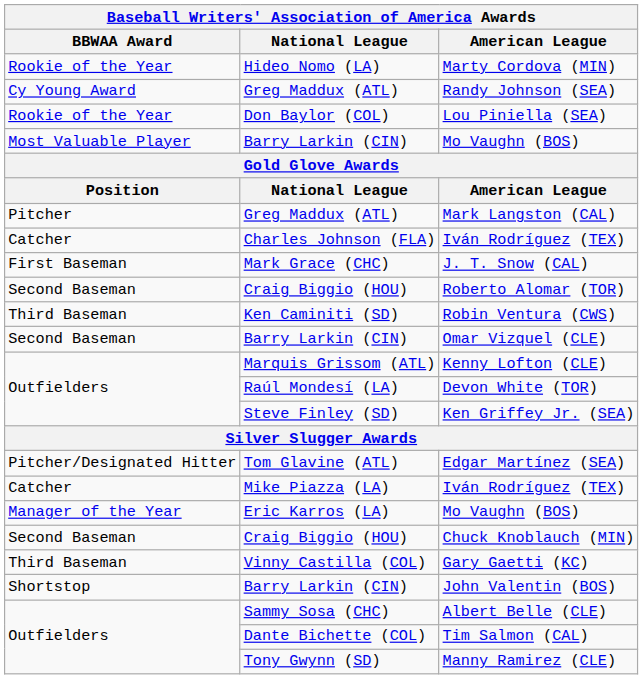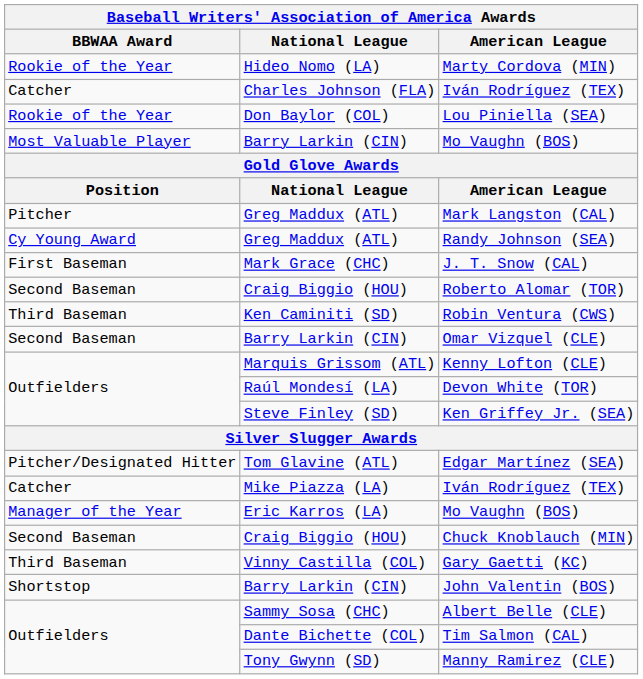rows swapped: (321, 91) <-> (340, 240)
